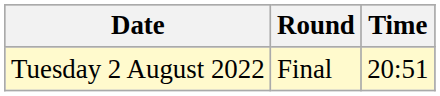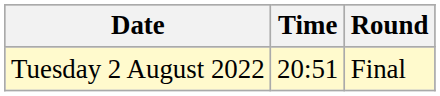columns swapped: (398, 25) <-> (316, 25)
